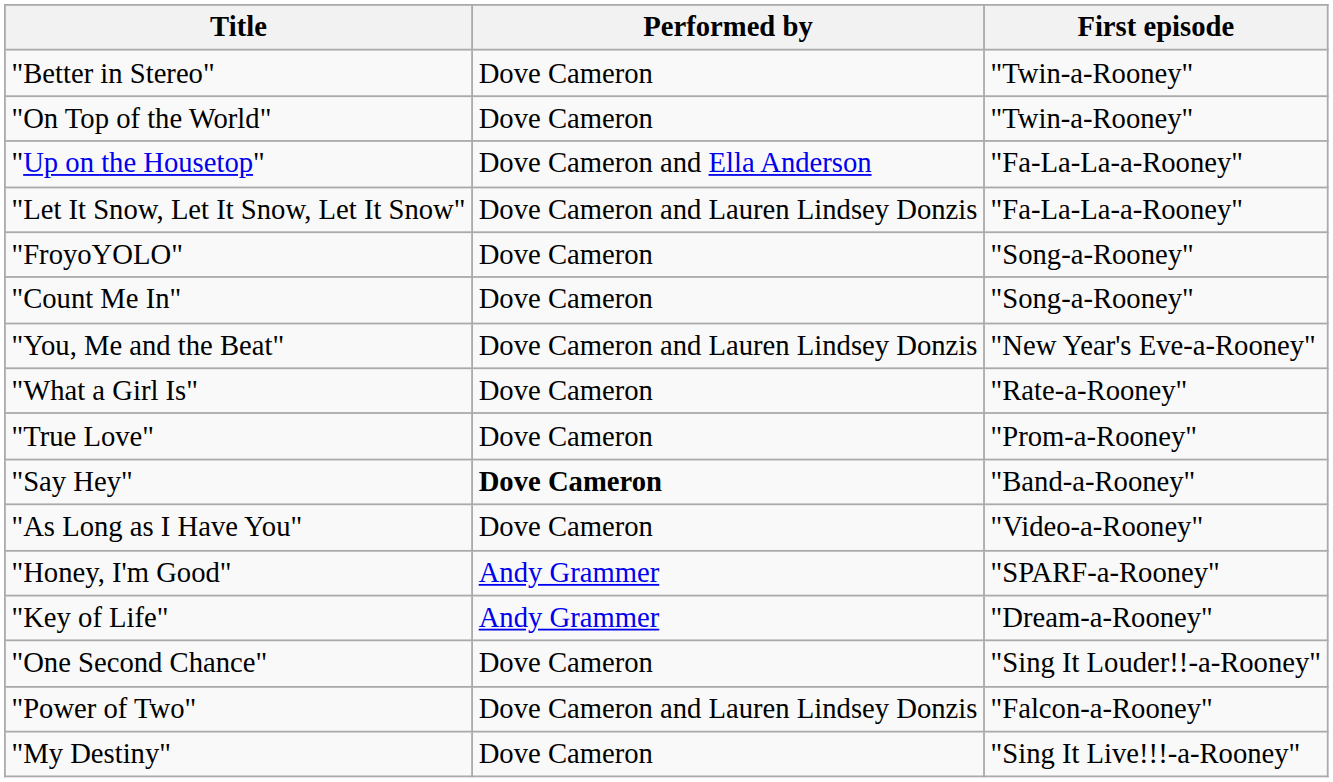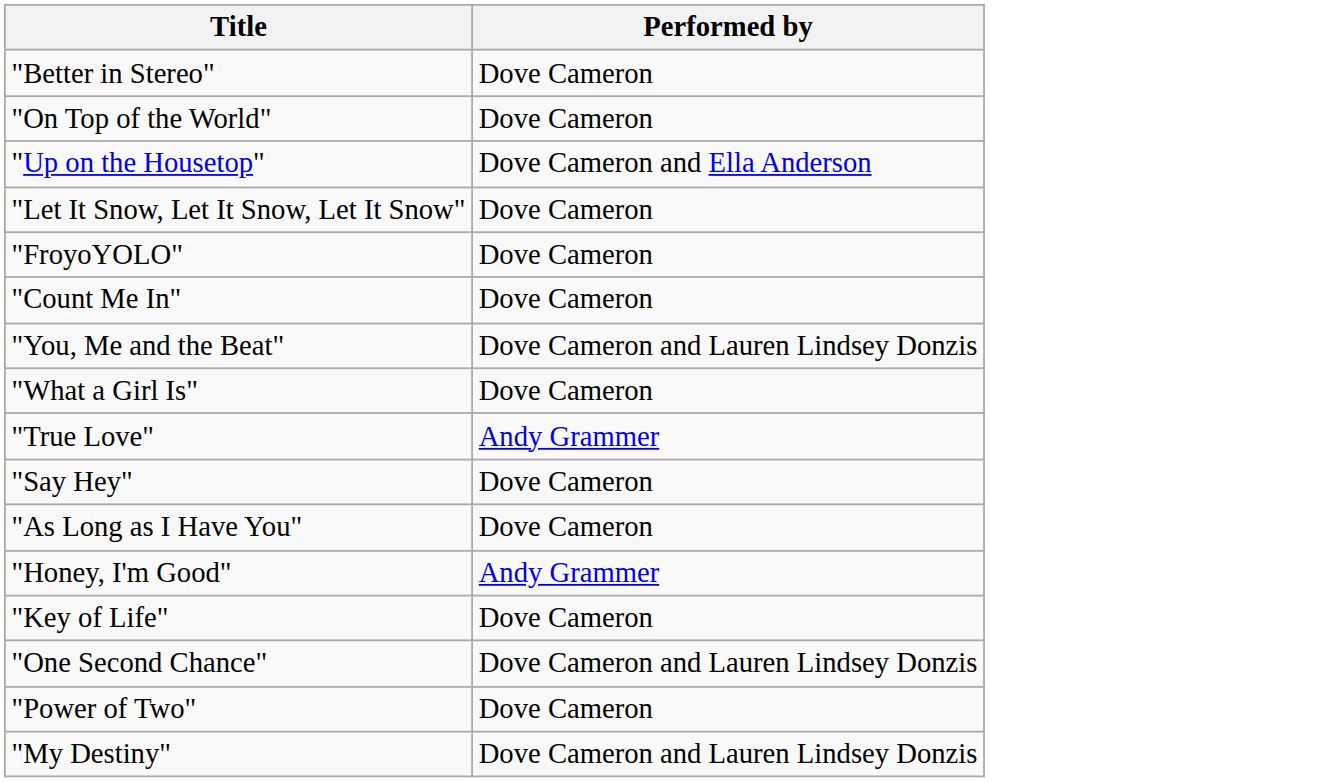- column: (1156, 27)
(728, 208) Dove Cameron and Lauren Lindsey Donzis -> (566, 208) Dove Cameron
(566, 436) Dove Cameron -> (569, 436) Andy Grammer
(570, 481) bold -> (566, 481) normal
(569, 617) Andy Grammer -> (566, 617) Dove Cameron
(566, 663) Dove Cameron -> (728, 663) Dove Cameron and Lauren Lindsey Donzis
(728, 708) Dove Cameron and Lauren Lindsey Donzis -> (566, 708) Dove Cameron
(566, 753) Dove Cameron -> (728, 753) Dove Cameron and Lauren Lindsey Donzis
